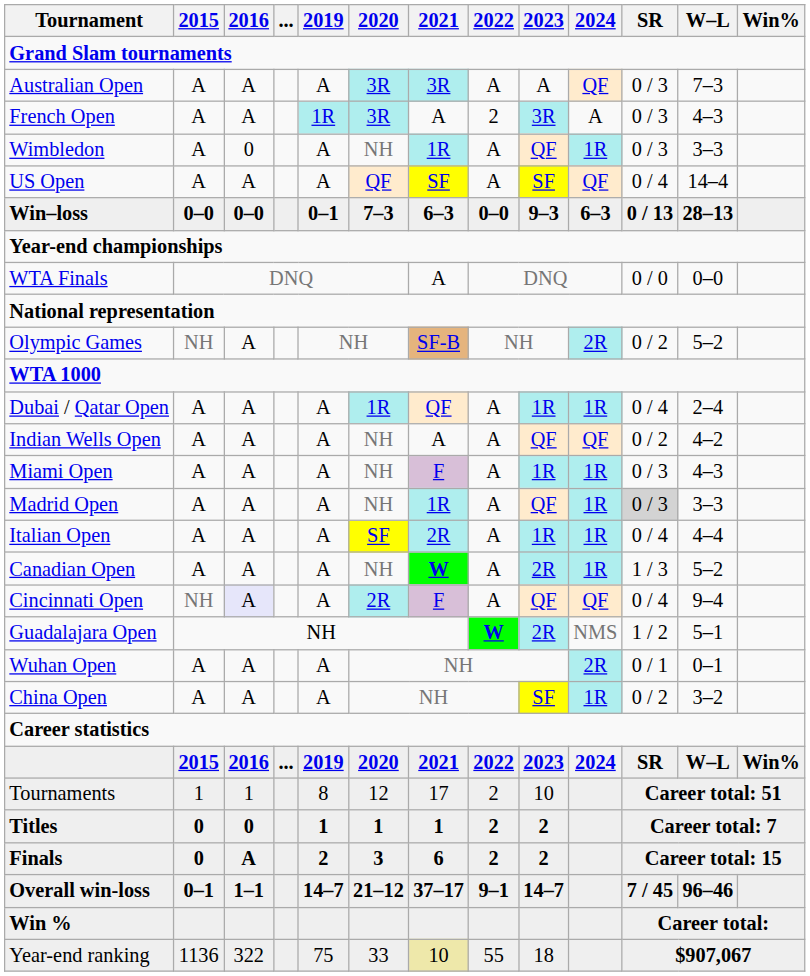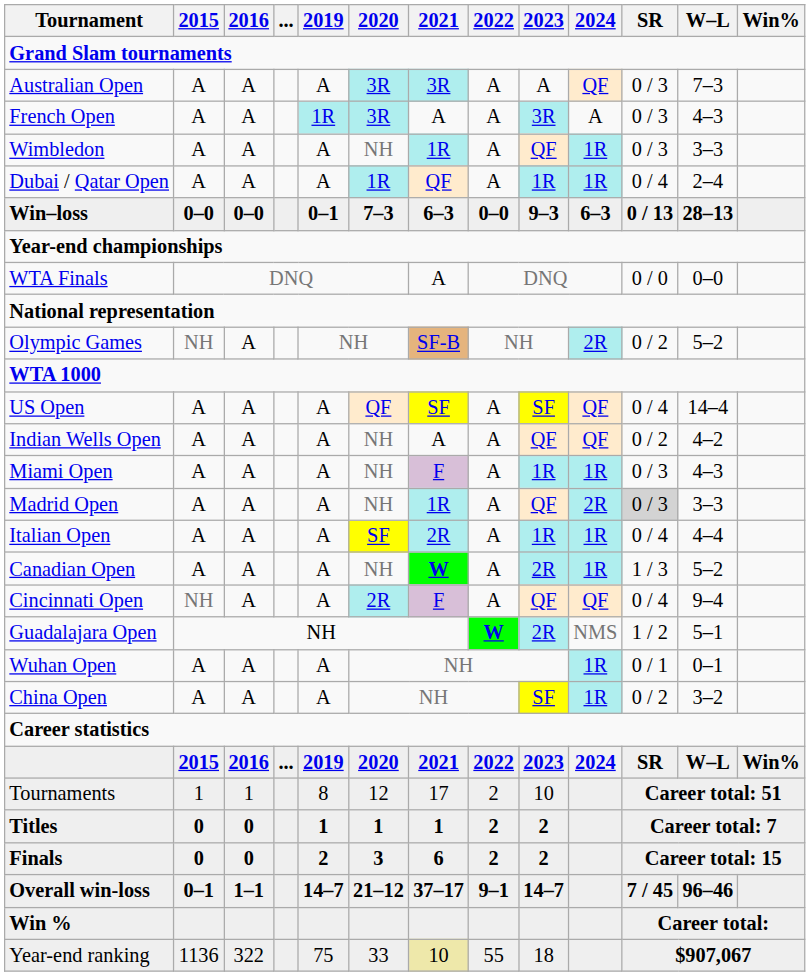(494, 117) 2 -> (494, 117) A
(249, 149) 0 -> (249, 149) A
rows swapped: (47, 181) <-> (89, 407)
(595, 504) 1R -> (595, 504) 2R
(249, 600) lavender background -> (249, 600) no background
(595, 665) 2R -> (595, 665) 1R
(249, 858) A -> (249, 858) 0
